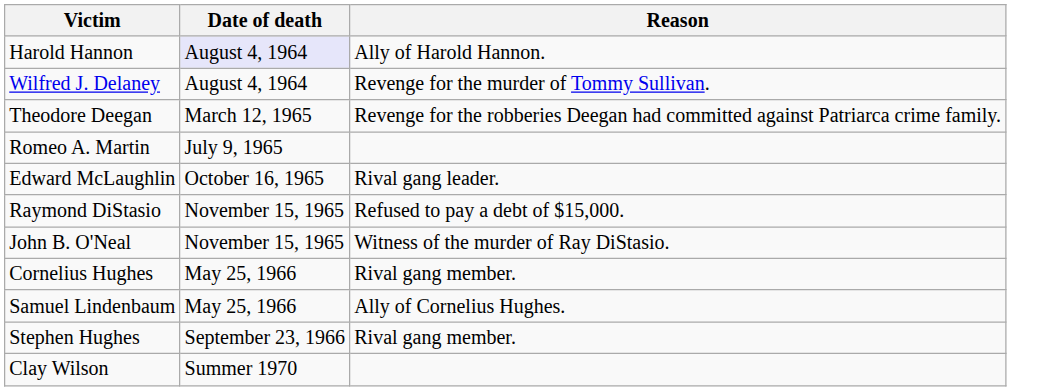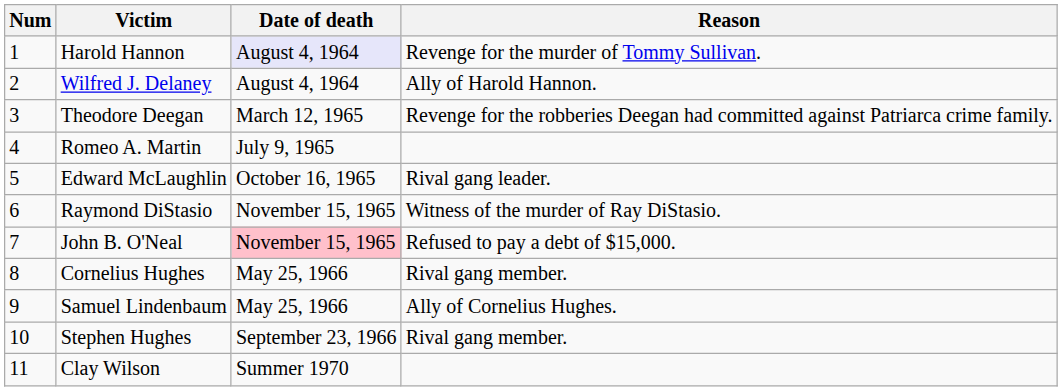+ column: (30, 20)
(450, 52) Ally of Harold Hannon. -> (583, 52) Revenge for the murder of Tommy Sullivan.
(532, 83) Revenge for the murder of Tommy Sullivan. -> (501, 83) Ally of Harold Hannon.
(489, 210) Refused to pay a debt of $15,000. -> (563, 210) Witness of the murder of Ray DiStasio.
(264, 242) no background -> (316, 242) pink background
(512, 242) Witness of the murder of Ray DiStasio. -> (541, 242) Refused to pay a debt of $15,000.
